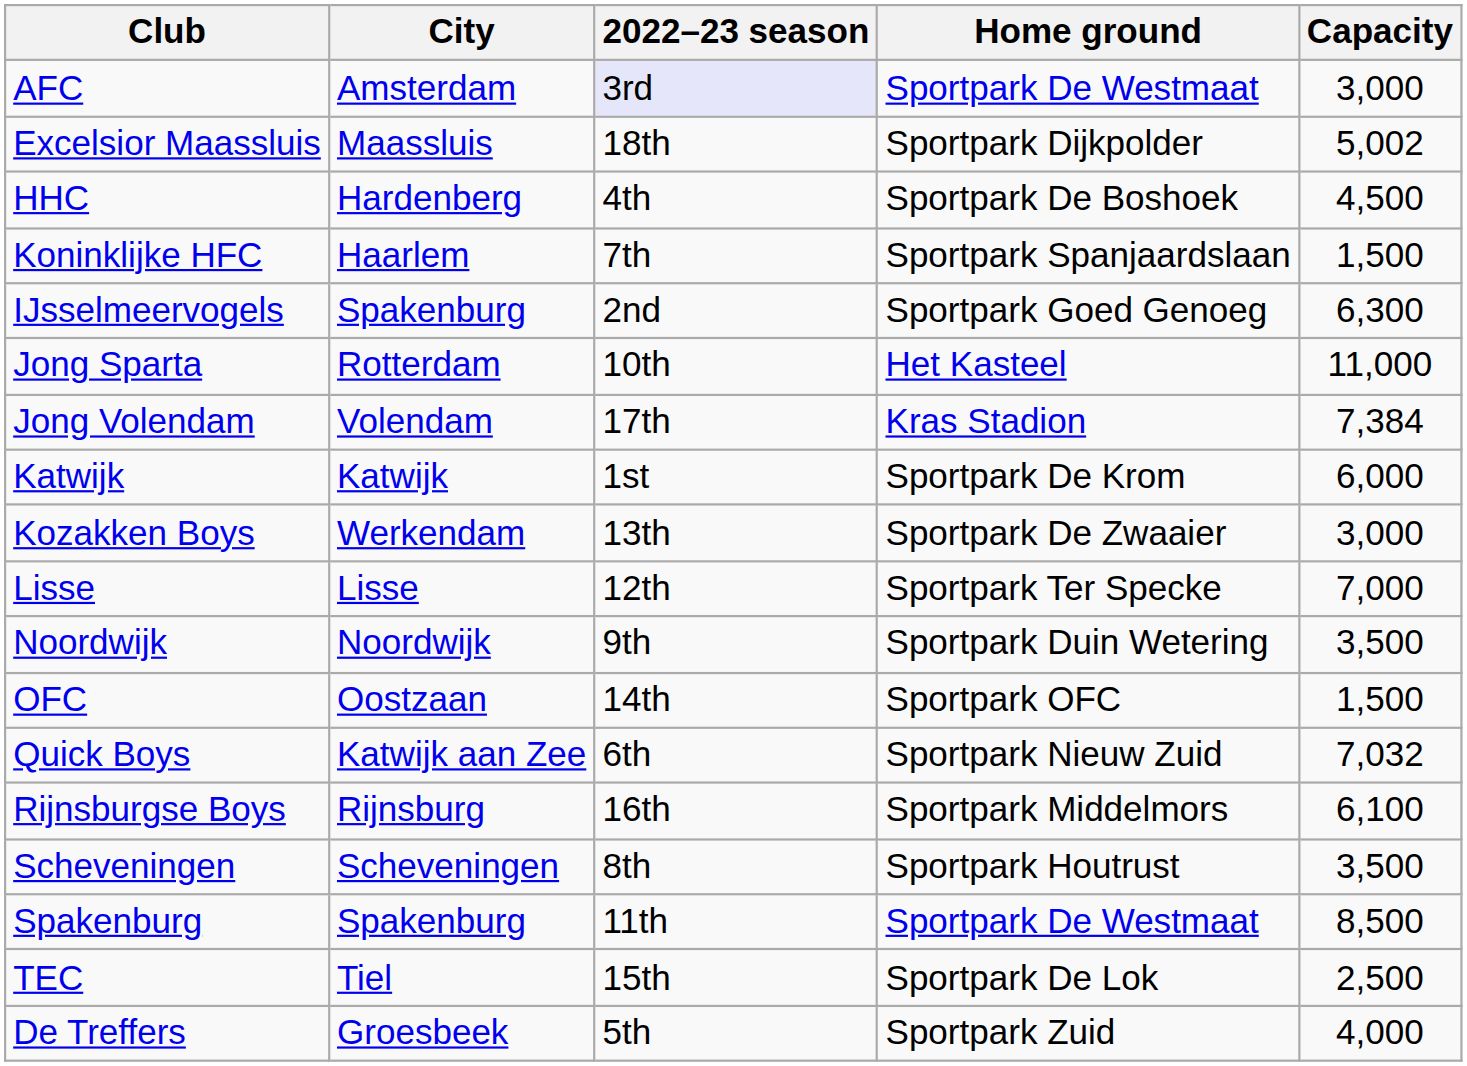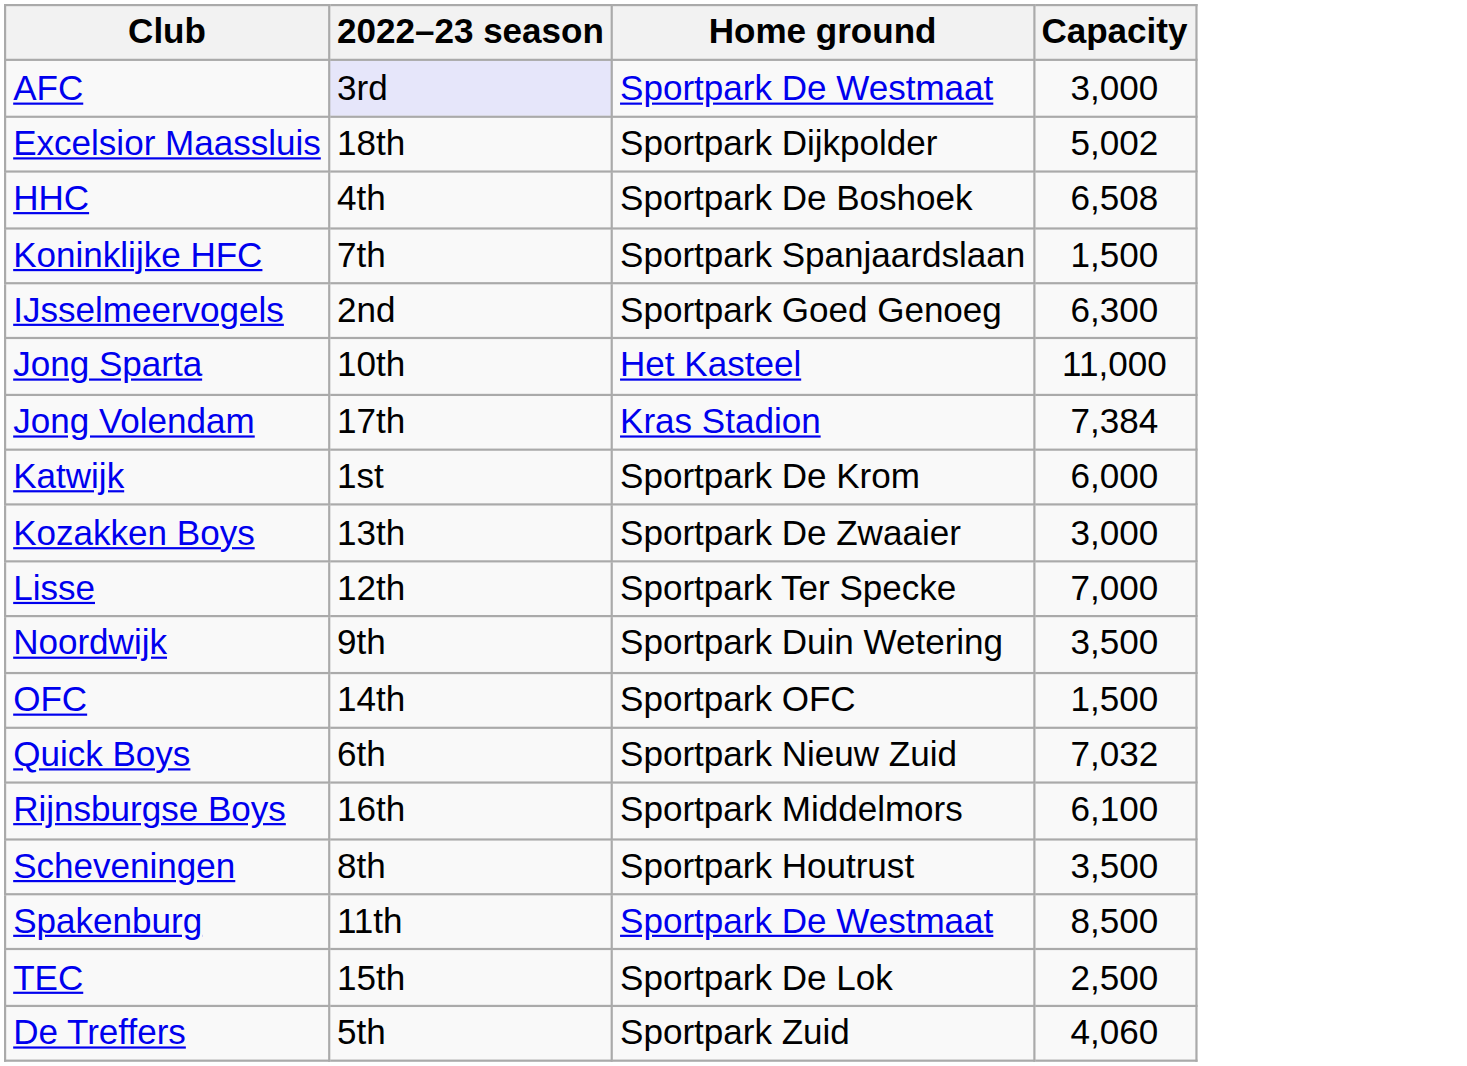- column: (462, 32)
(1380, 198) 4,500 -> (1114, 198) 6,508
(1380, 1032) 4,000 -> (1114, 1032) 4,060
